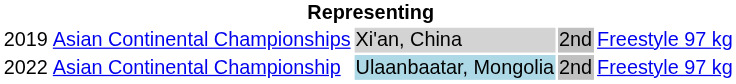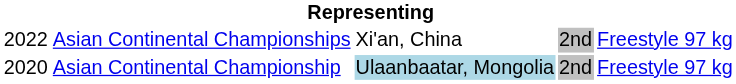(26, 40) 2019 -> (26, 40) 2022
(409, 40) lightgrey background -> (409, 40) no background
(26, 67) 2022 -> (26, 67) 2020
